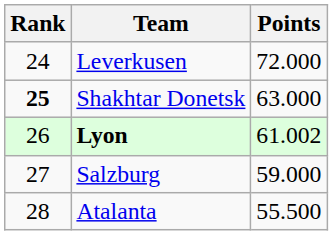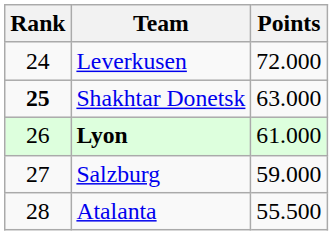(289, 135) 61.002 -> (289, 135) 61.000
